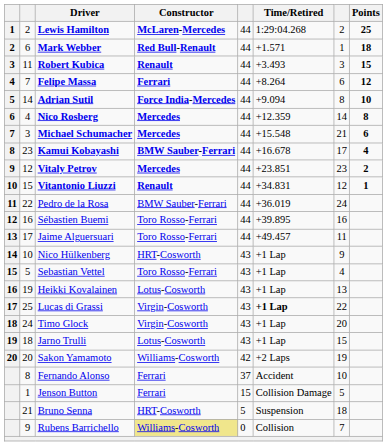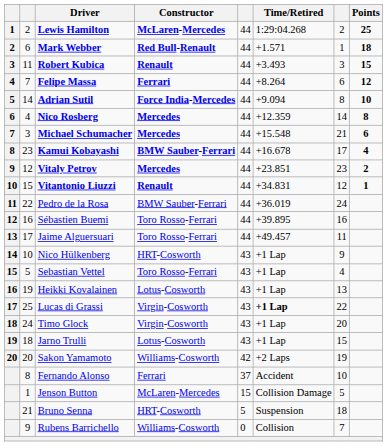(151, 392) Ferrari -> (178, 392) McLaren-Mercedes
(178, 427) khaki background -> (178, 427) no background
